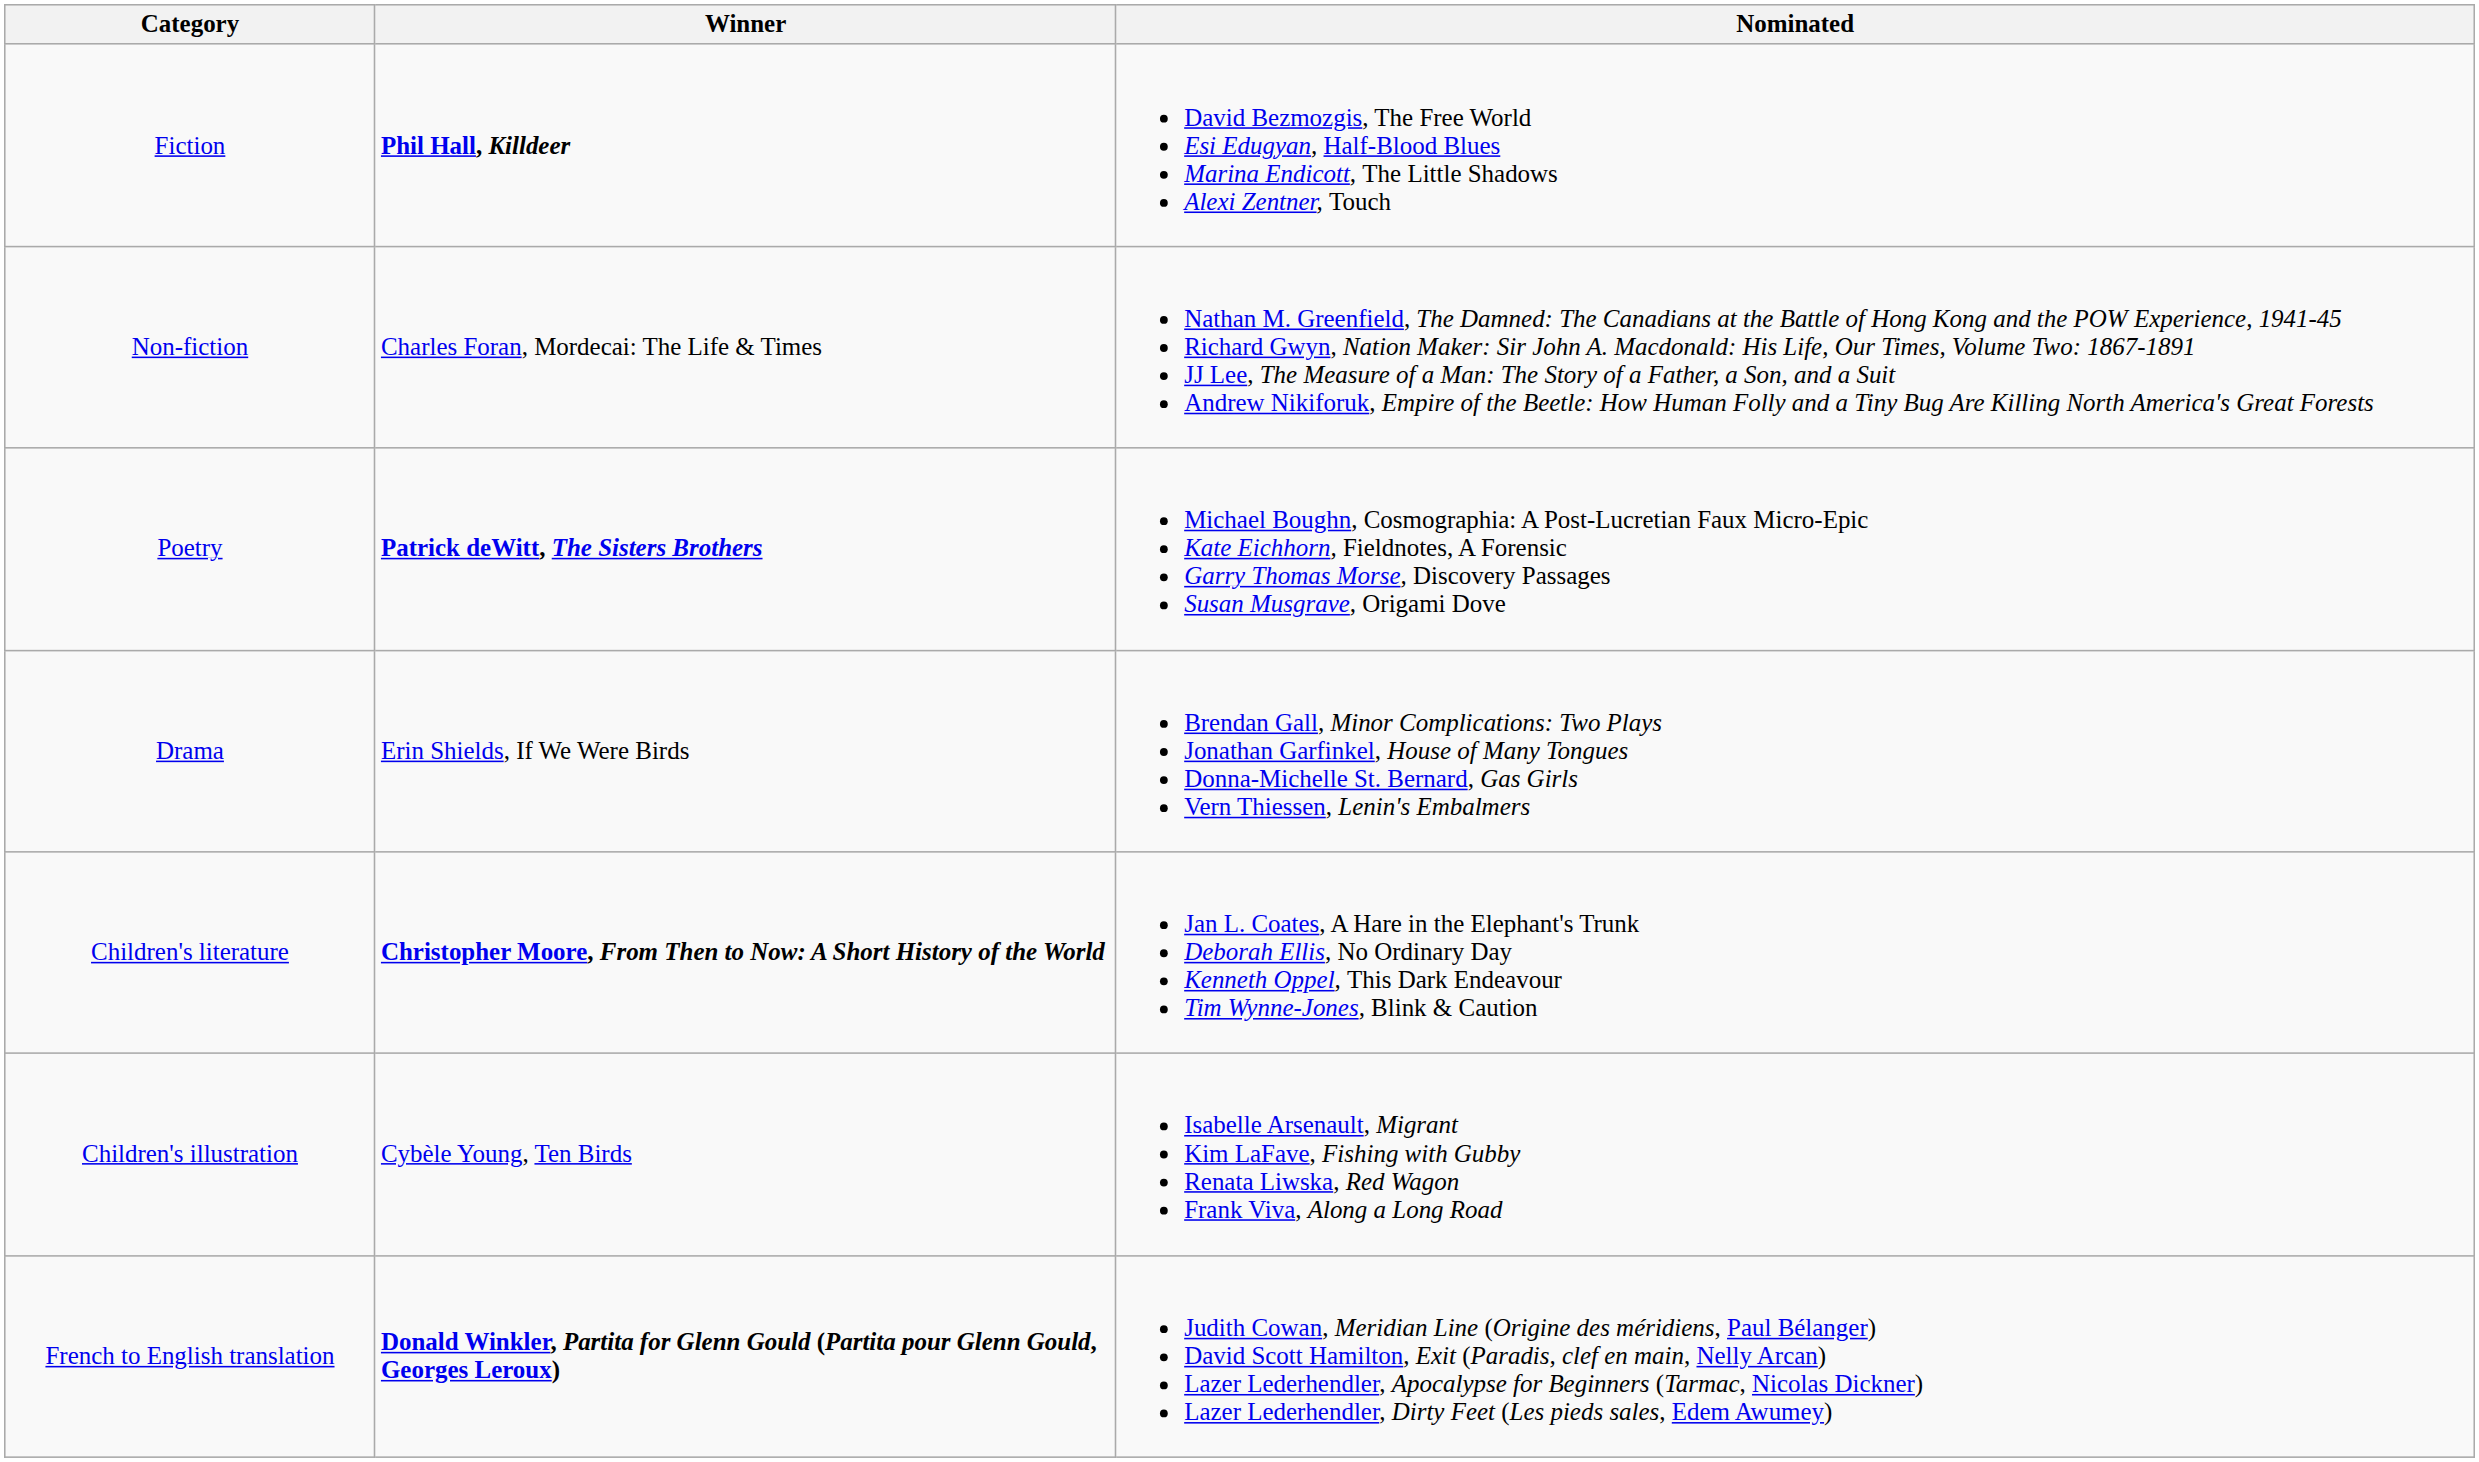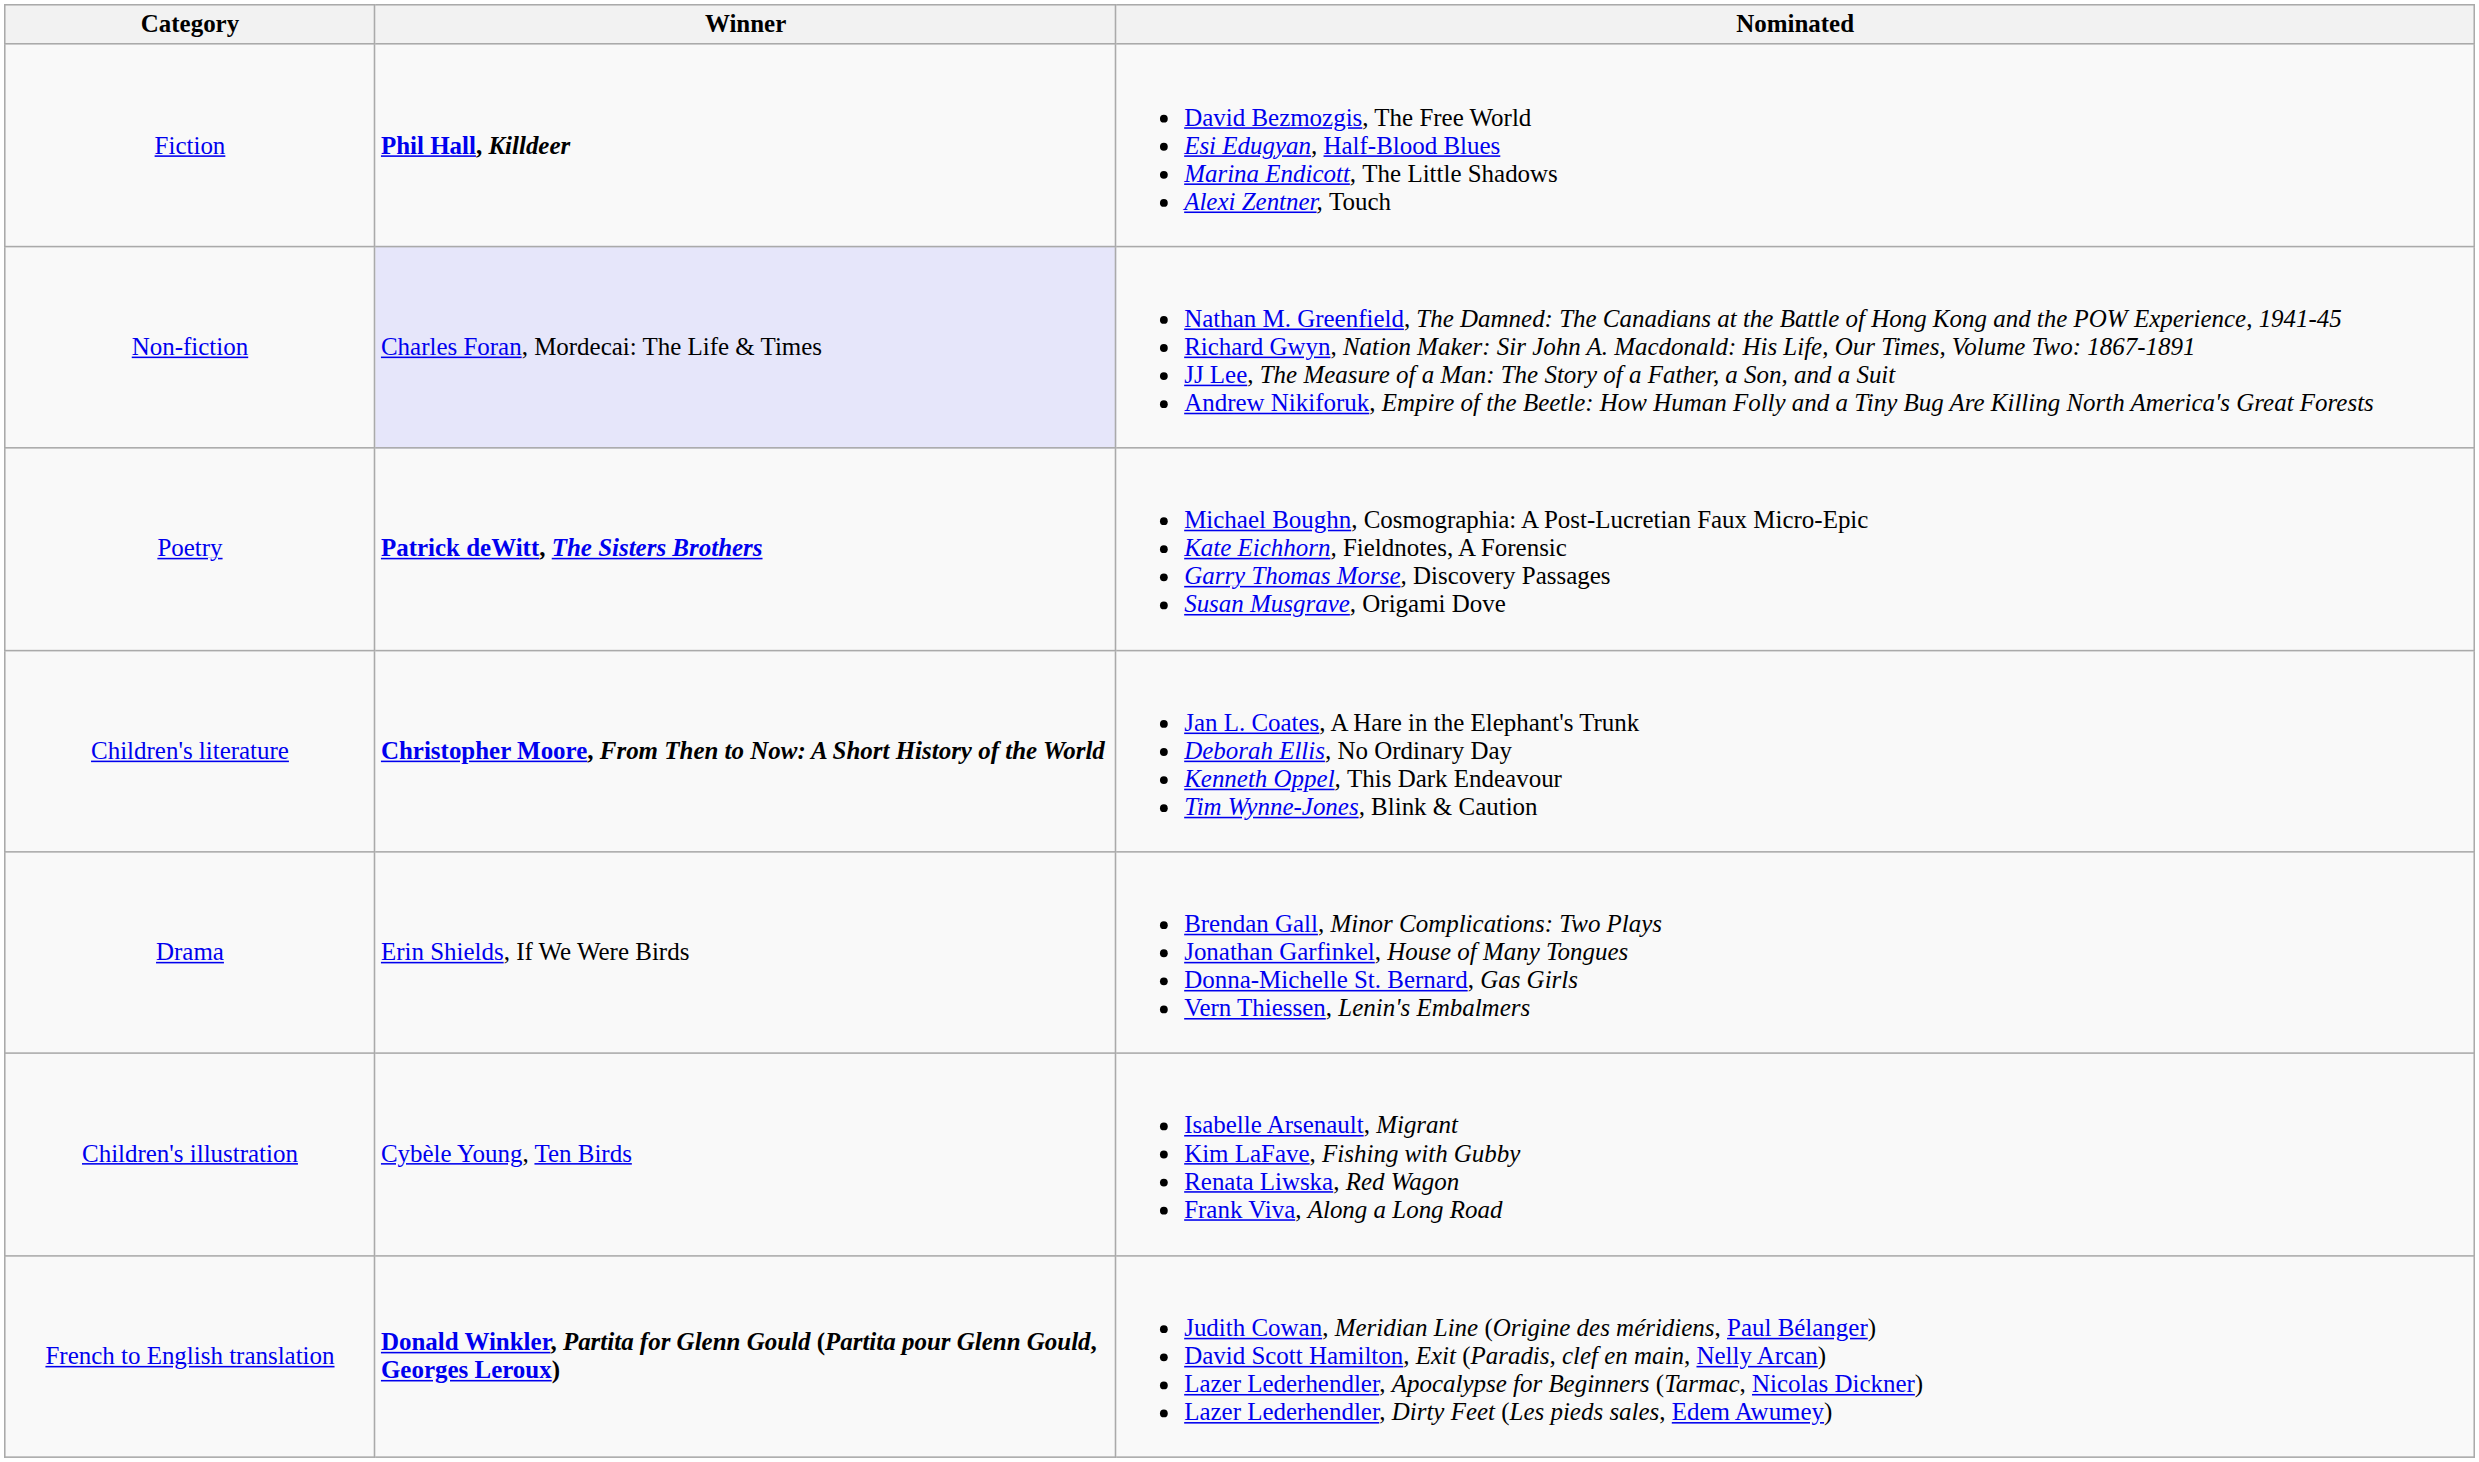(602, 346) no background -> (602, 346) lavender background
rows swapped: (190, 750) <-> (190, 952)
